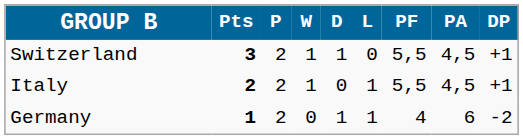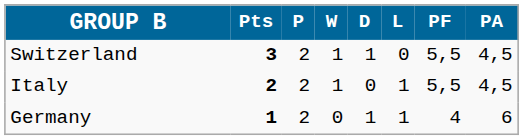- column: (499, 23)
